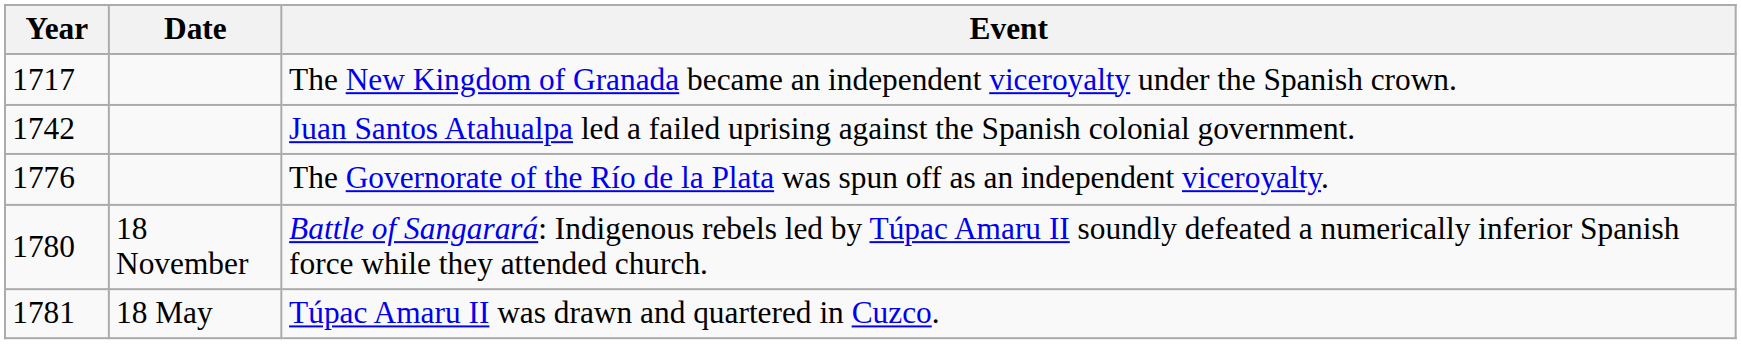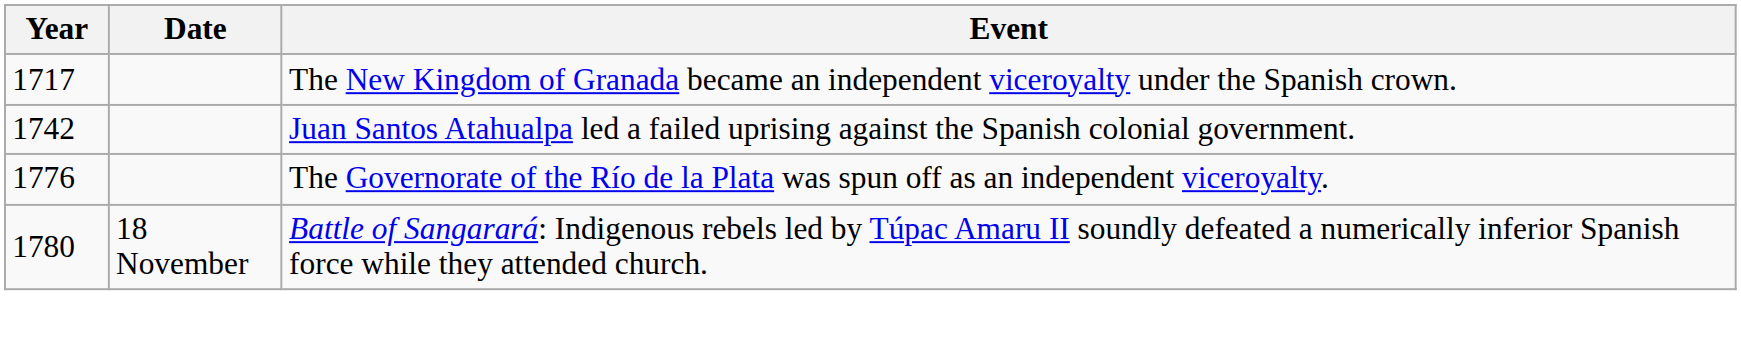- row: (614, 313)
